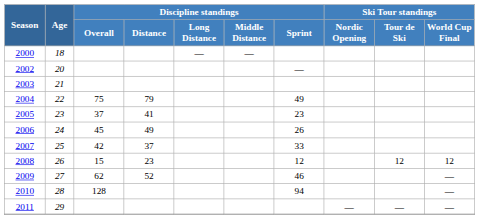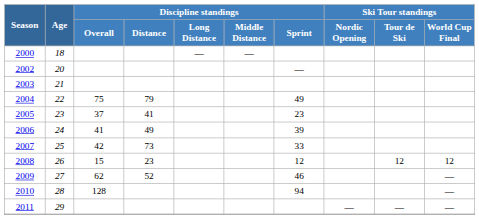(99, 130) 45 -> (99, 130) 41
(299, 130) 26 -> (299, 130) 39
(149, 145) 37 -> (149, 145) 73
